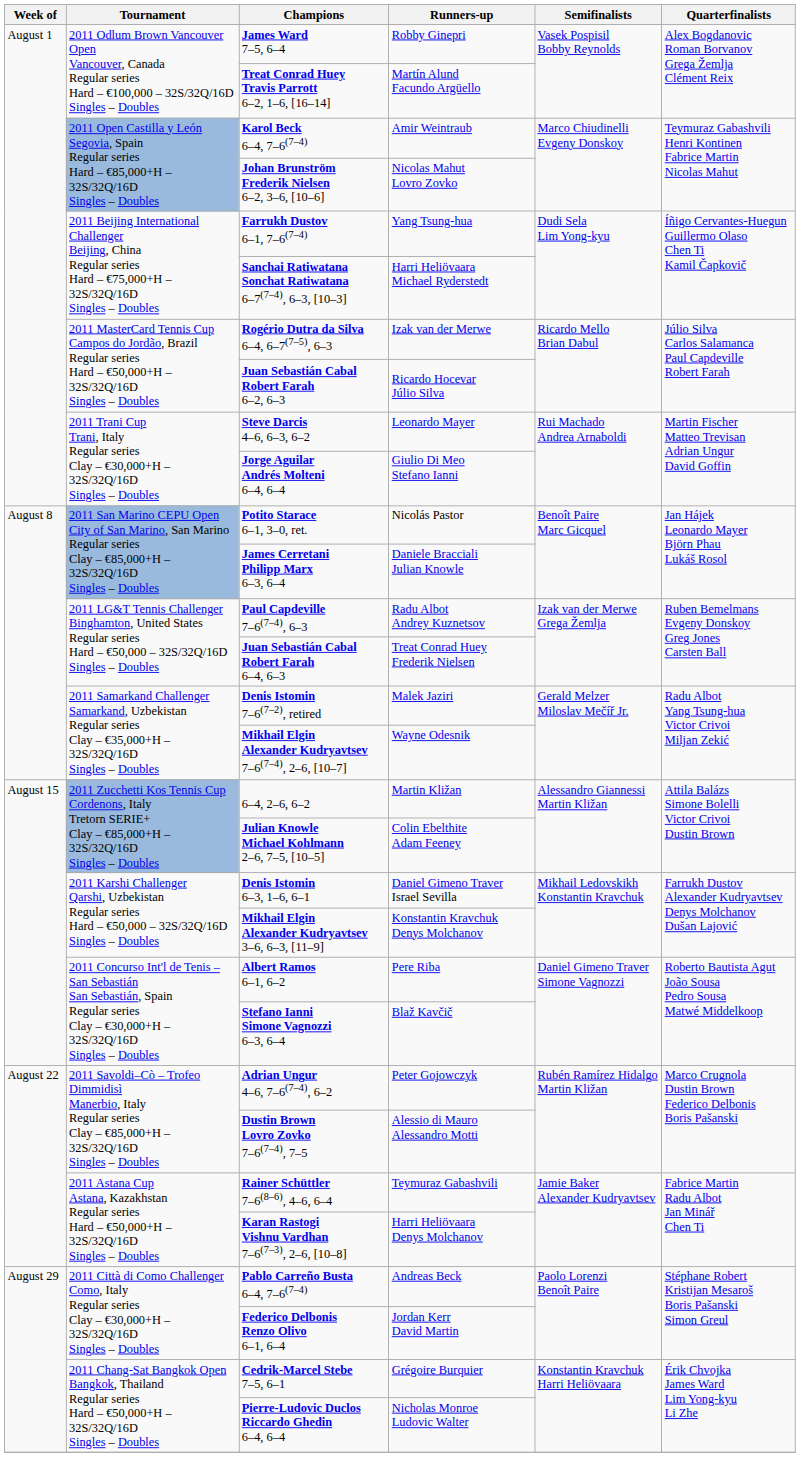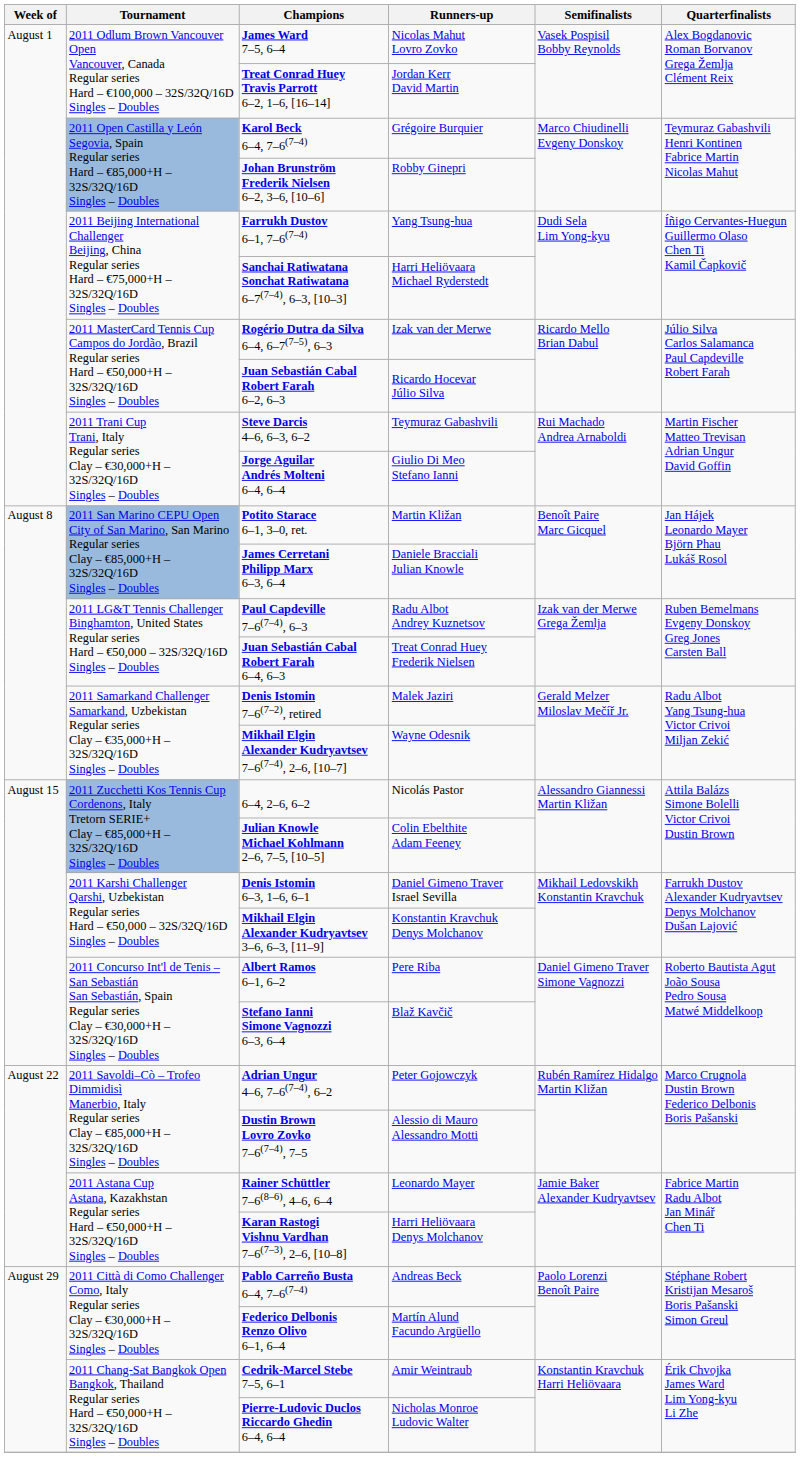(429, 34) Robby Ginepri -> (428, 42) Nicolas Mahut Lovro Zovko
(436, 80) Martín Alund Facundo Argüello -> (425, 80) Jordan Kerr David Martin
(432, 127) Amir Weintraub -> (437, 127) Grégoire Burquier
(428, 175) Nicolas Mahut Lovro Zovko -> (429, 168) Robby Ginepri
(433, 422) Leonardo Mayer -> (445, 422) Teymuraz Gabashvili
(428, 515) Nicolás Pastor -> (427, 515) Martin Kližan
(427, 789) Martin Kližan -> (428, 789) Nicolás Pastor
(445, 1182) Teymuraz Gabashvili -> (433, 1182) Leonardo Mayer
(425, 1323) Jordan Kerr David Martin -> (436, 1323) Martín Alund Facundo Argüello
(437, 1369) Grégoire Burquier -> (432, 1369) Amir Weintraub
